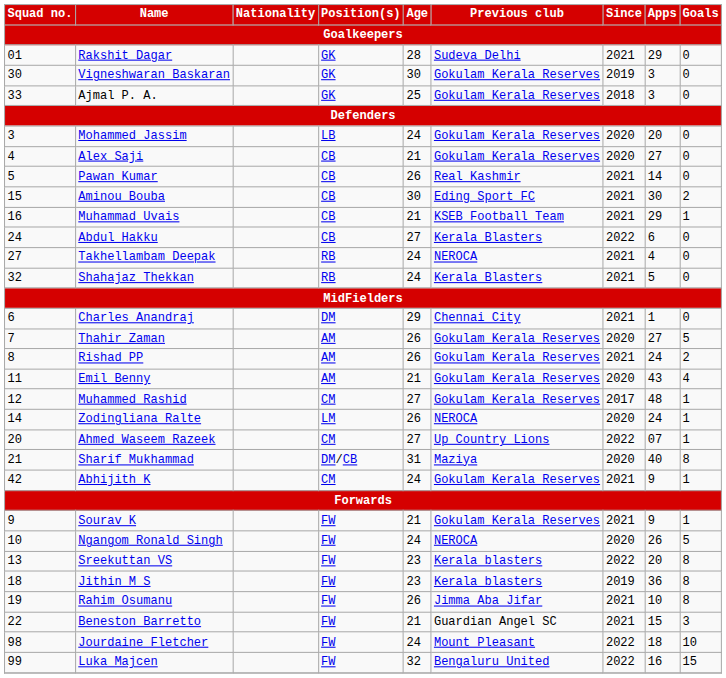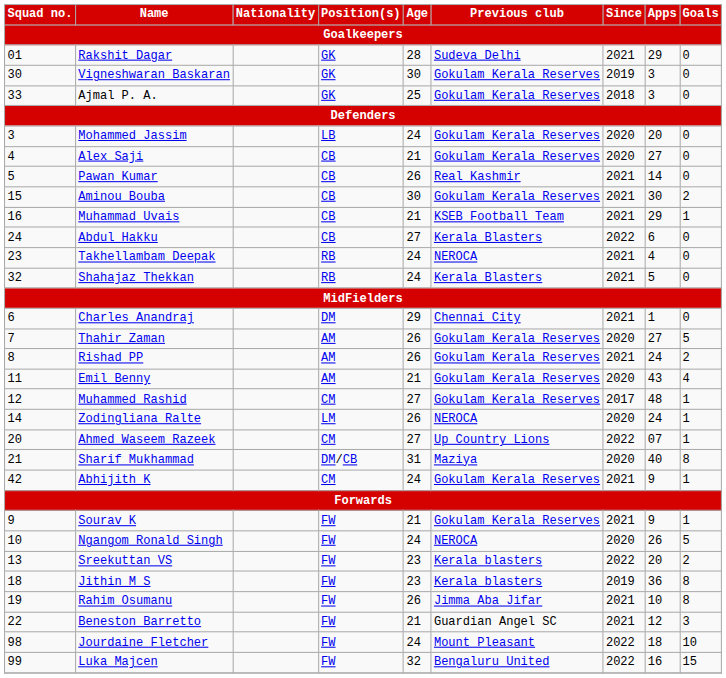(484, 197) Eding Sport FC -> (517, 197) Gokulam Kerala Reserves
(15, 257) 27 -> (15, 257) 23
(686, 561) 8 -> (686, 561) 2
(655, 622) 15 -> (655, 622) 12
